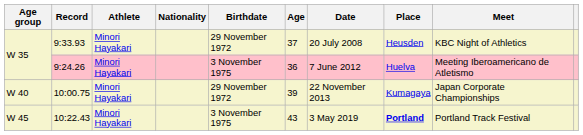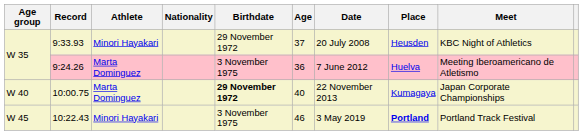(113, 68) Minori Hayakari -> (117, 68) Marta Dominguez
(113, 93) Minori Hayakari -> (117, 93) Marta Dominguez
(239, 93) normal -> (246, 93) bold
(292, 93) 39 -> (299, 93) 40
(292, 118) 43 -> (299, 118) 46
